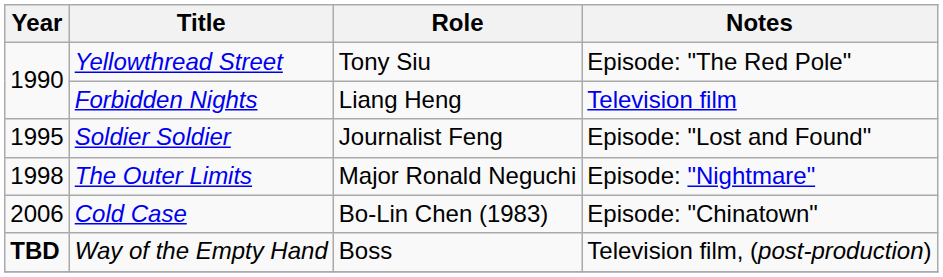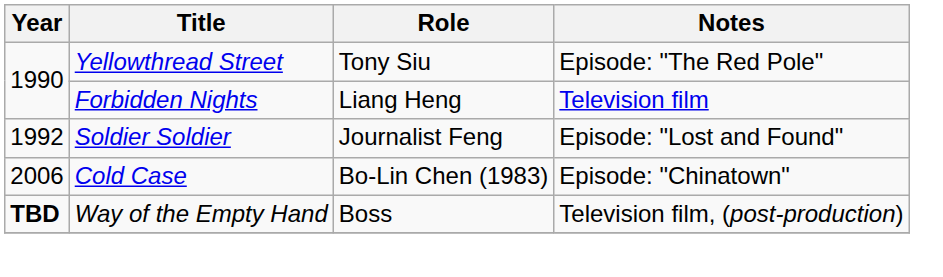(37, 137) 1995 -> (37, 137) 1992
- row: (163, 175)
